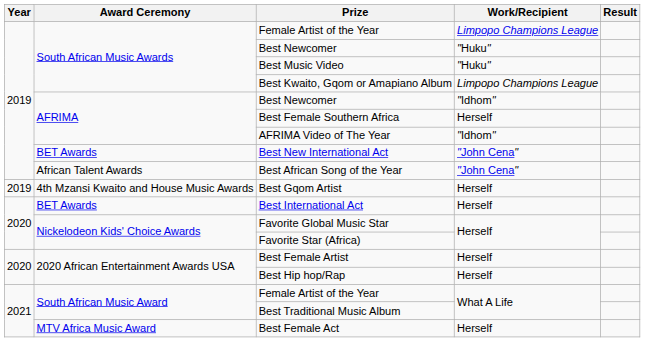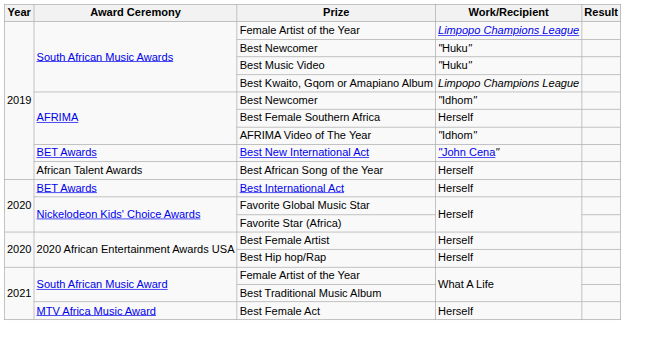(488, 170) "John Cena" -> (456, 170) Herself
- row: (145, 188)
